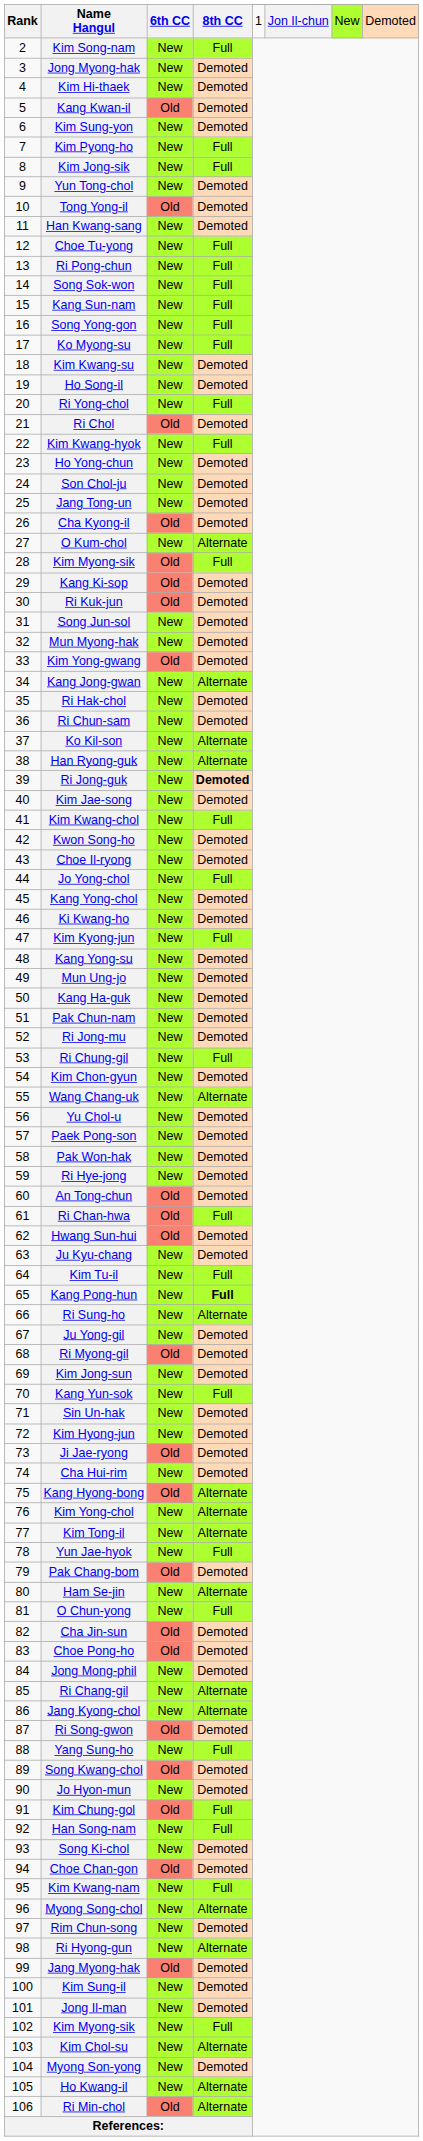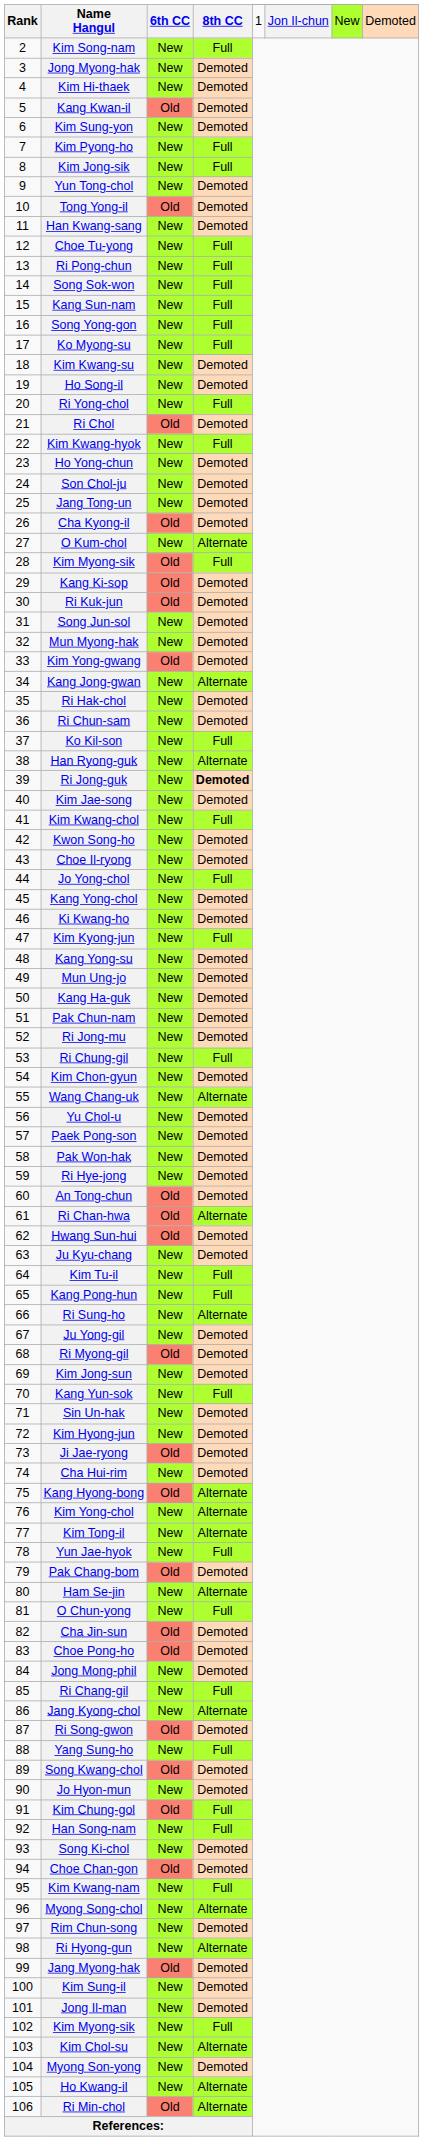(223, 740) Alternate -> (223, 740) Full
(223, 1215) Full -> (223, 1215) Alternate
(223, 1295) bold -> (223, 1295) normal
(223, 1691) Alternate -> (223, 1691) Full
